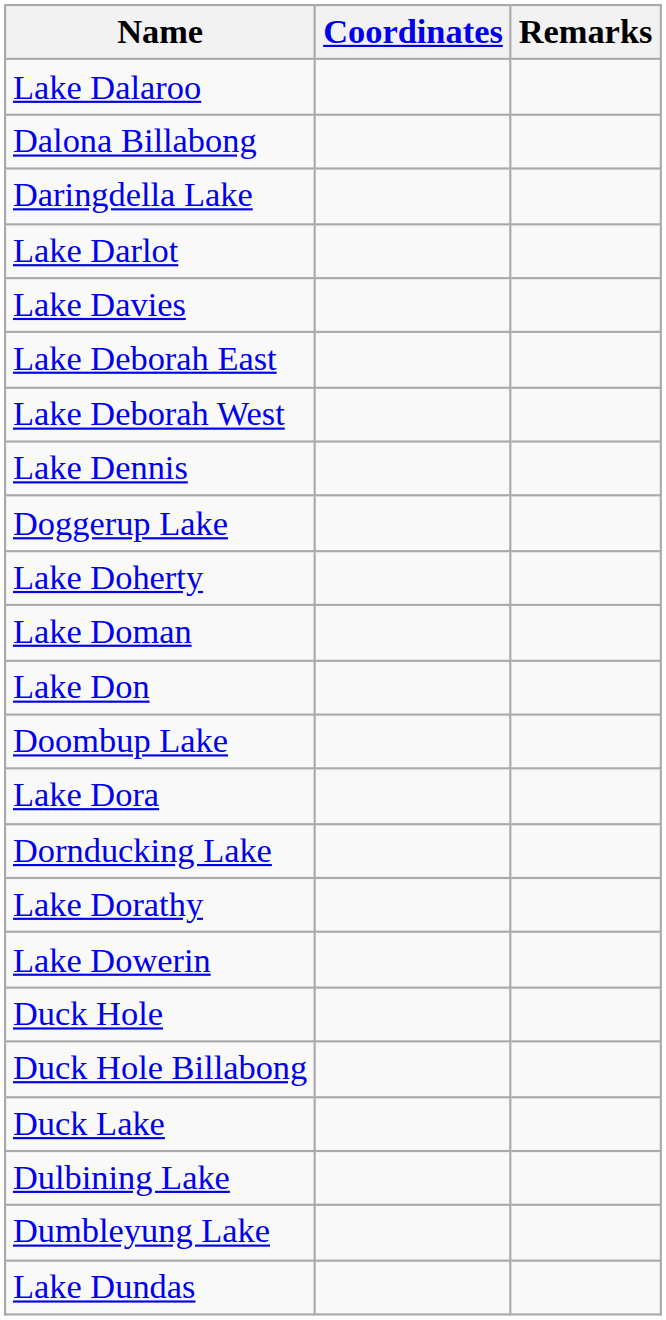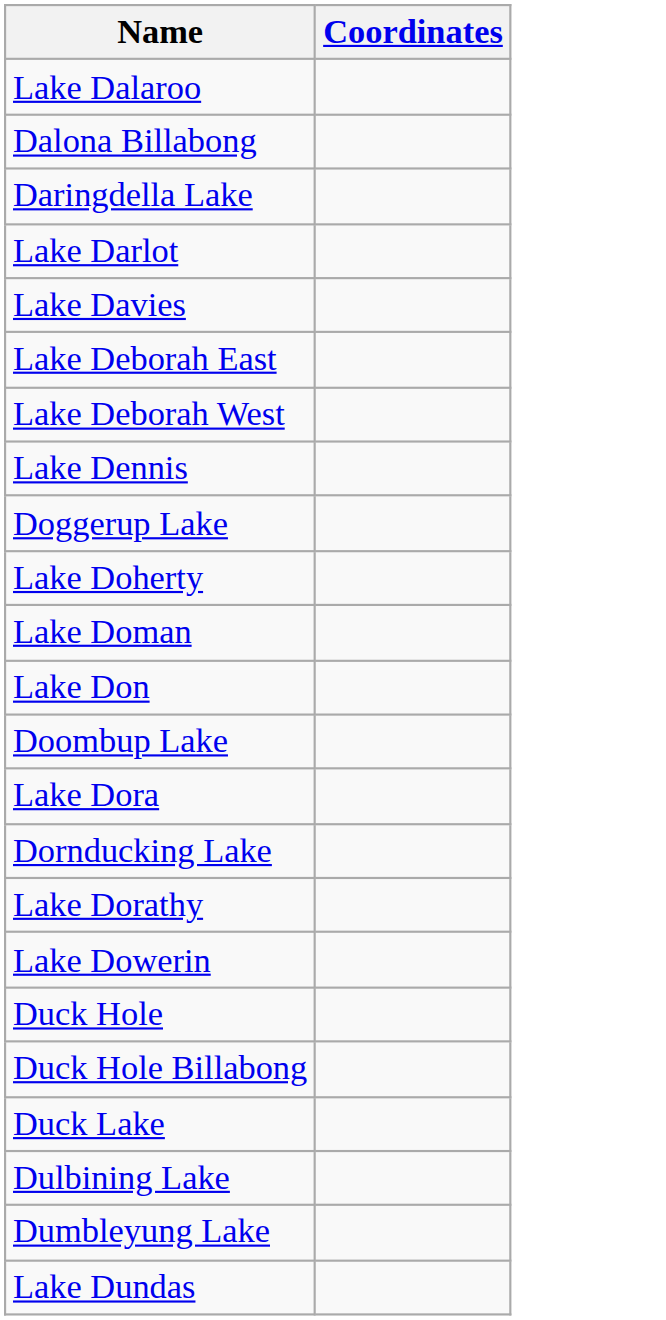- column: (586, 31)
